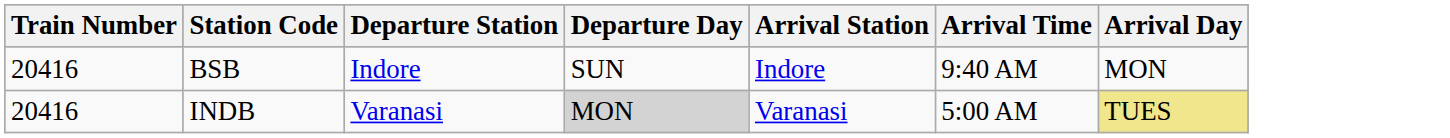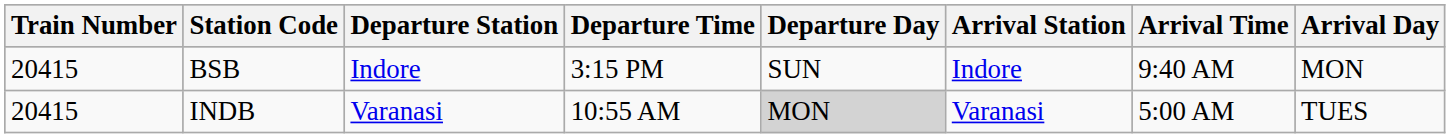+ column: (663, 25)
(45, 68) 20416 -> (45, 68) 20415
(45, 111) 20416 -> (45, 111) 20415
(1138, 111) khaki background -> (1335, 111) no background
